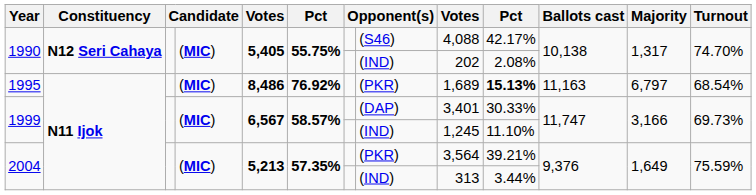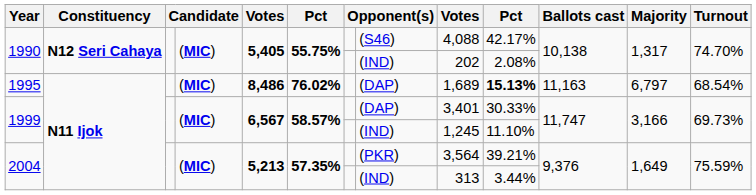(316, 85) 76.92% -> (316, 85) 76.02%
(379, 85) (PKR) -> (379, 85) (DAP)
